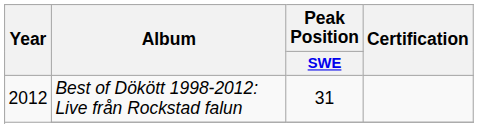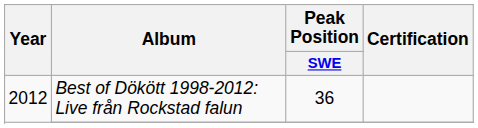(325, 98) 31 -> (325, 98) 36
